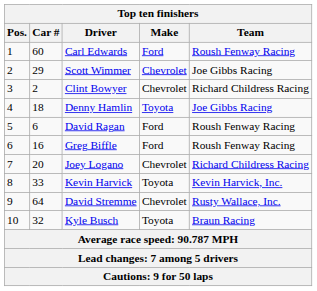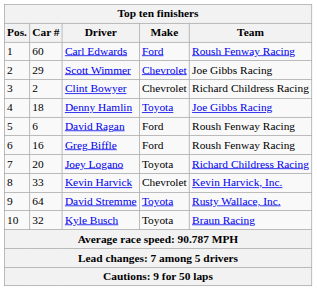(164, 164) Chevrolet -> (158, 164) Toyota
(158, 183) Toyota -> (164, 183) Chevrolet
(164, 201) Chevrolet -> (158, 201) Toyota
